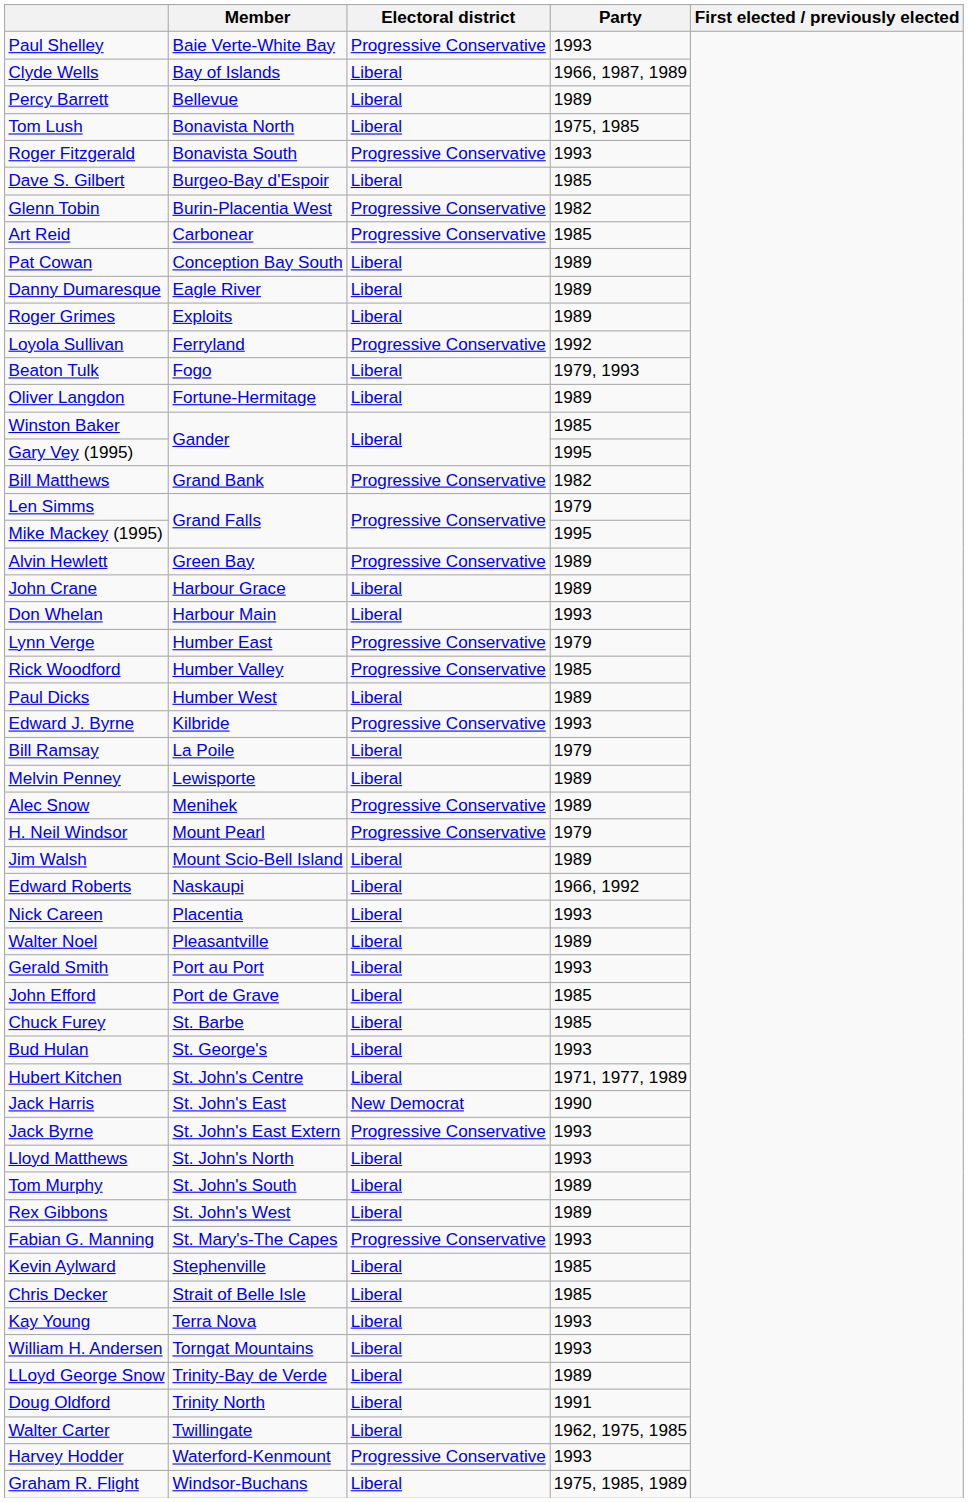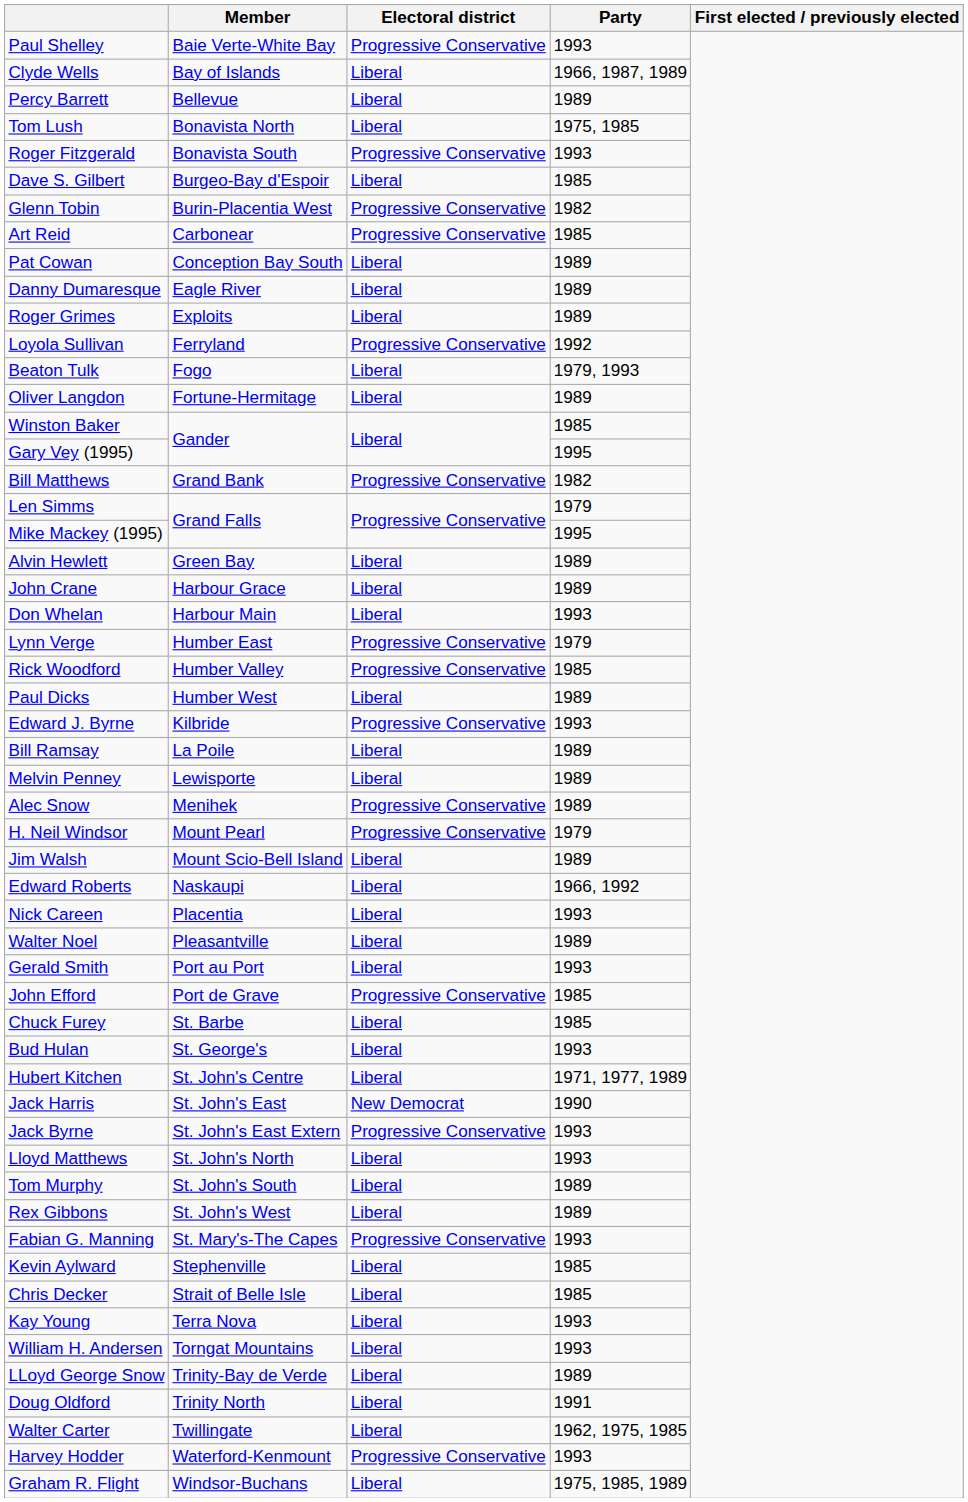(448, 561) Progressive Conservative -> (376, 561) Liberal
(573, 751) 1979 -> (573, 751) 1989
(376, 995) Liberal -> (448, 995) Progressive Conservative
